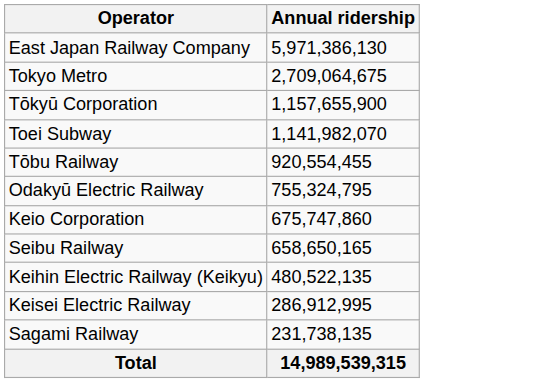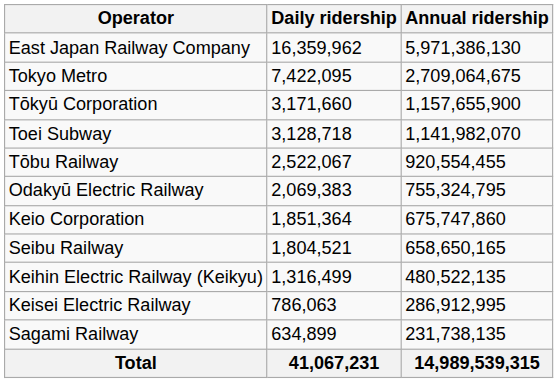+ column: (334, 18)
